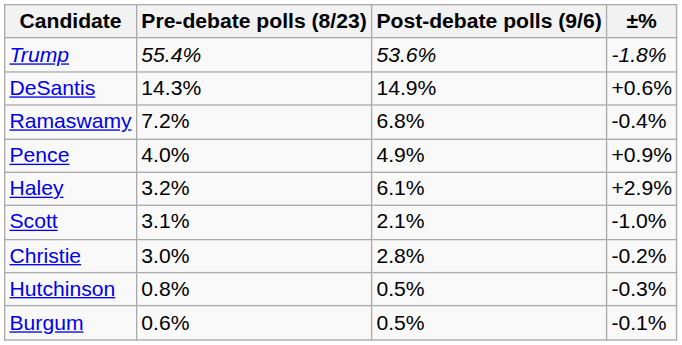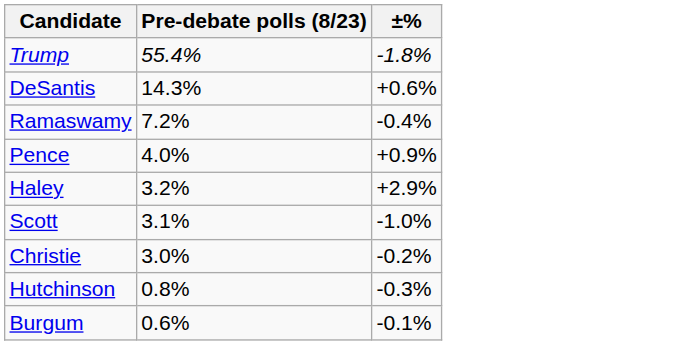- column: (489, 21)
